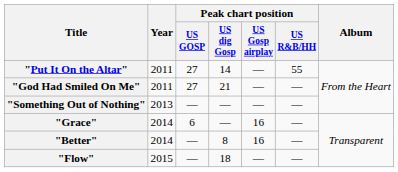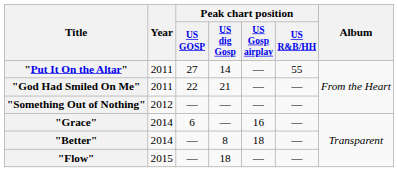(192, 87) 27 -> (192, 87) 22
(162, 104) 2013 -> (162, 104) 2012
(258, 140) 16 -> (258, 140) 18
